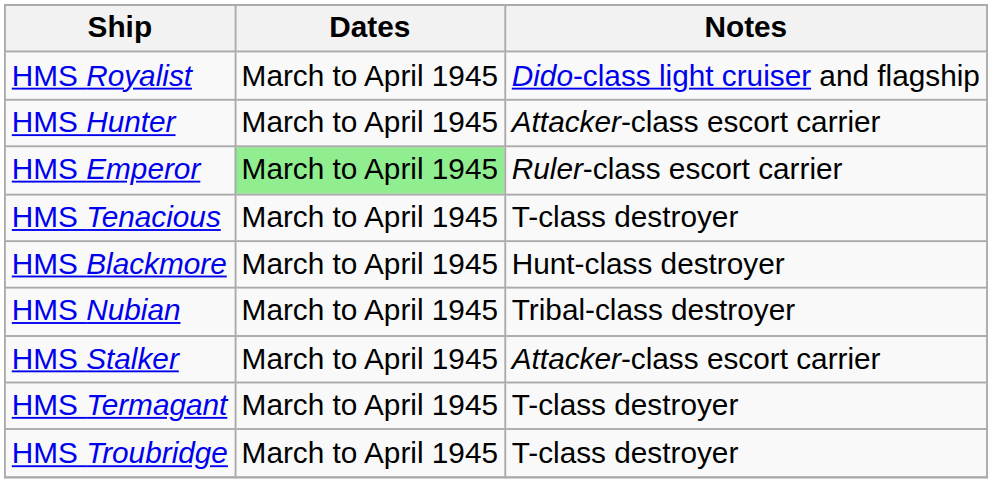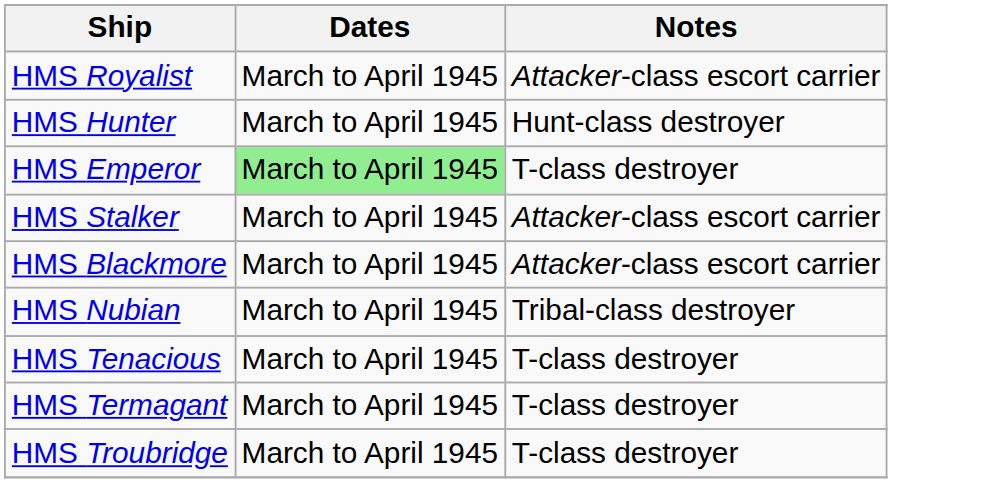(746, 75) Dido-class light cruiser and flagship -> (696, 75) Attacker-class escort carrier
(696, 122) Attacker-class escort carrier -> (648, 122) Hunt-class destroyer
(677, 169) Ruler-class escort carrier -> (625, 169) T-class destroyer
rows swapped: (95, 358) <-> (116, 216)
(648, 264) Hunt-class destroyer -> (696, 264) Attacker-class escort carrier
